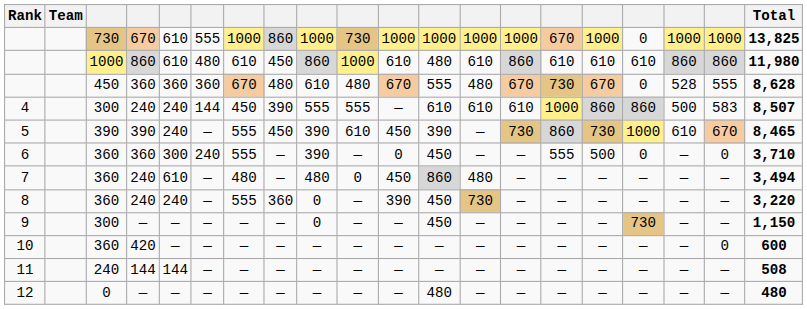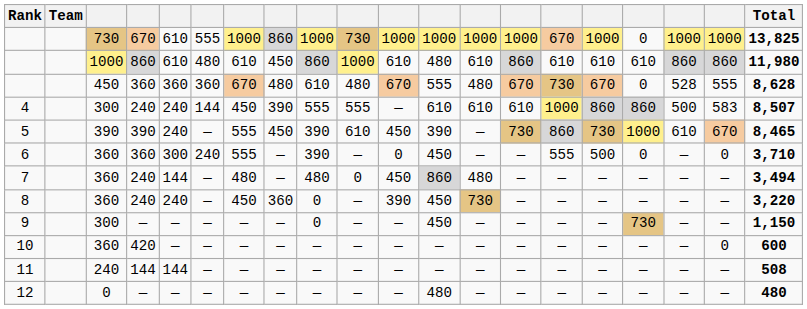(175, 178) 610 -> (175, 178) 144
(244, 201) 555 -> (244, 201) 450
